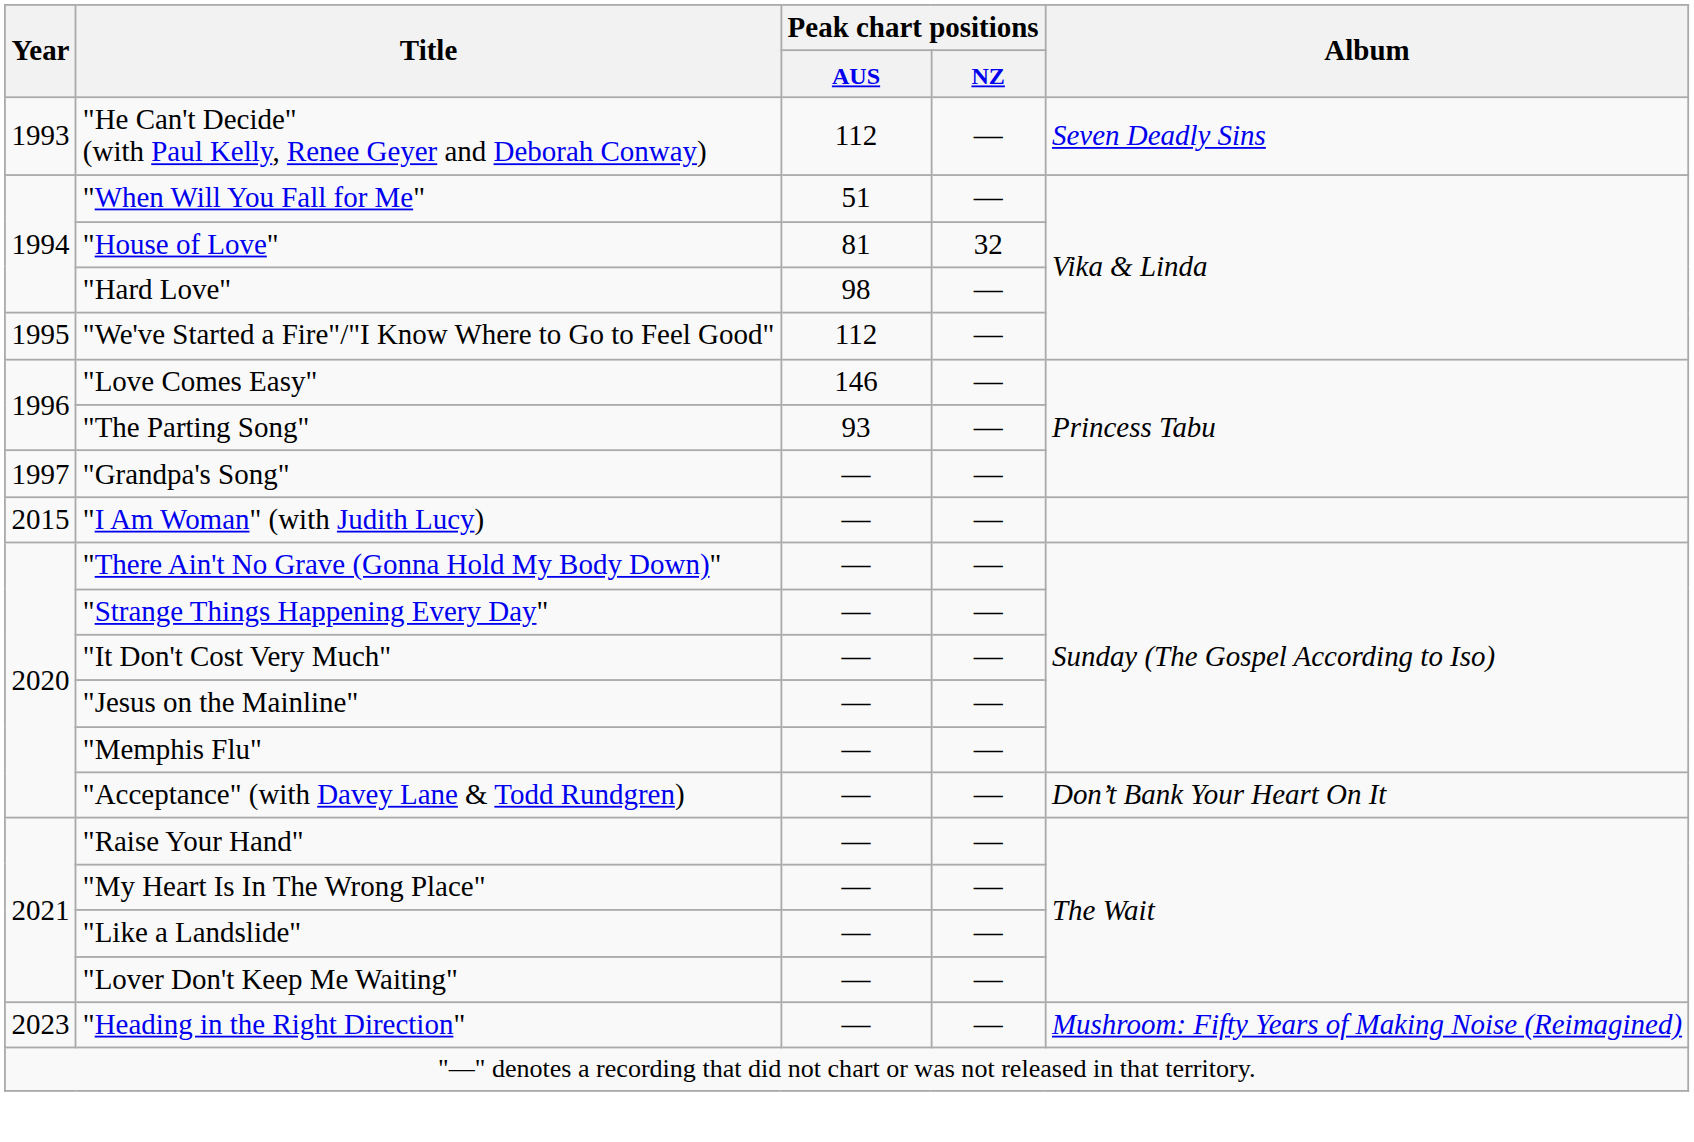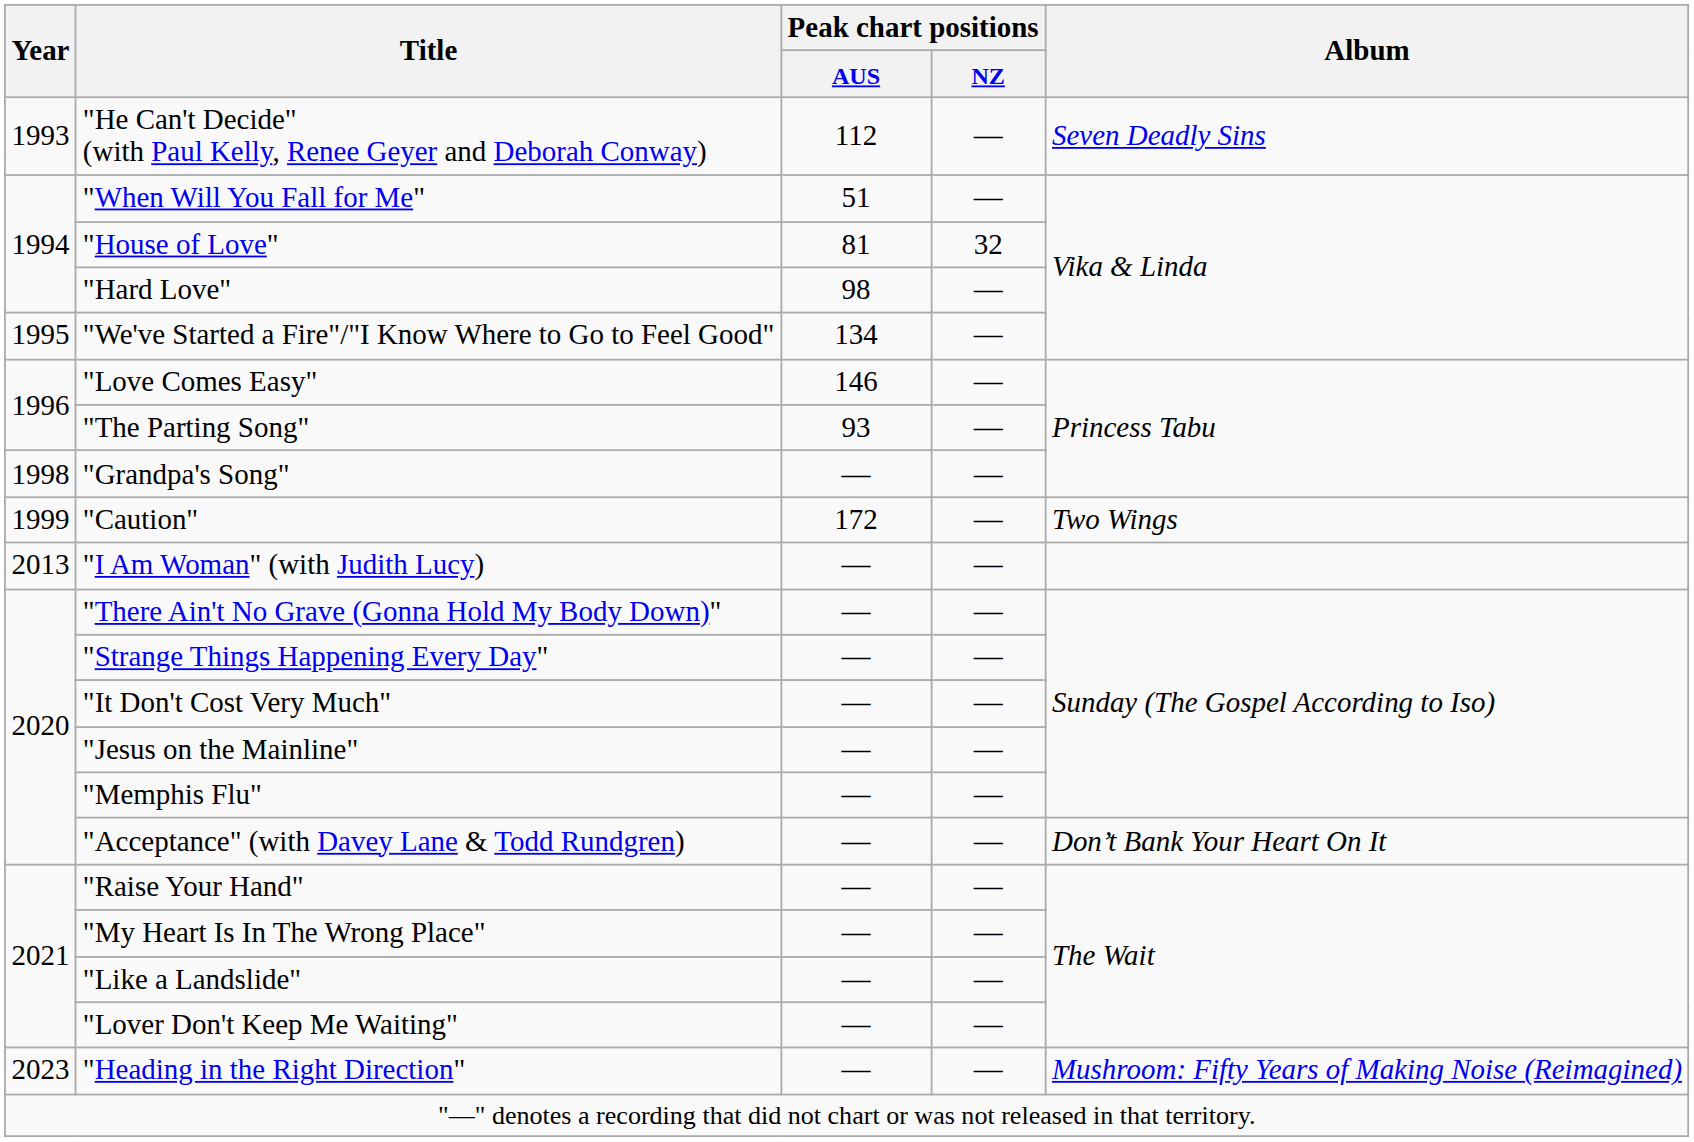(856, 335) 112 -> (856, 335) 134
(41, 473) 1997 -> (41, 473) 1998
+ row: (141, 519)
(41, 519) 2015 -> (41, 565) 2013
